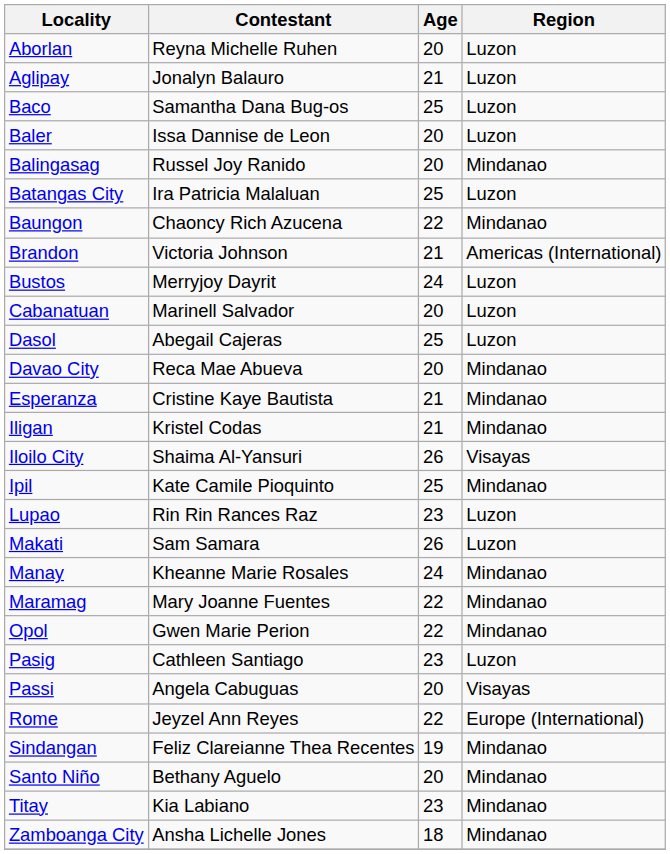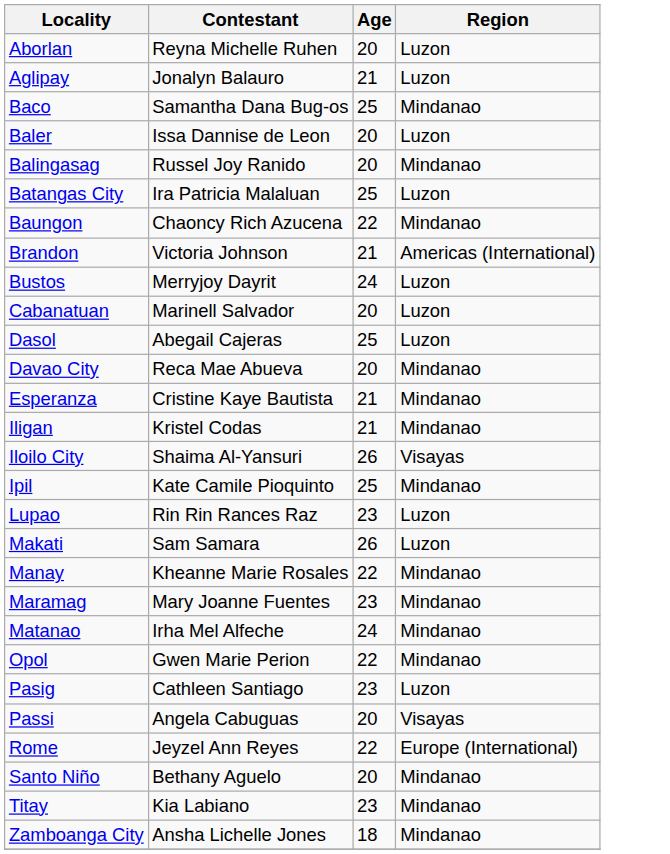(491, 107) Luzon -> (441, 107) Mindanao
(433, 573) 24 -> (367, 573) 22
(433, 602) 22 -> (367, 602) 23
+ row: (45, 631)
- row: (53, 747)
